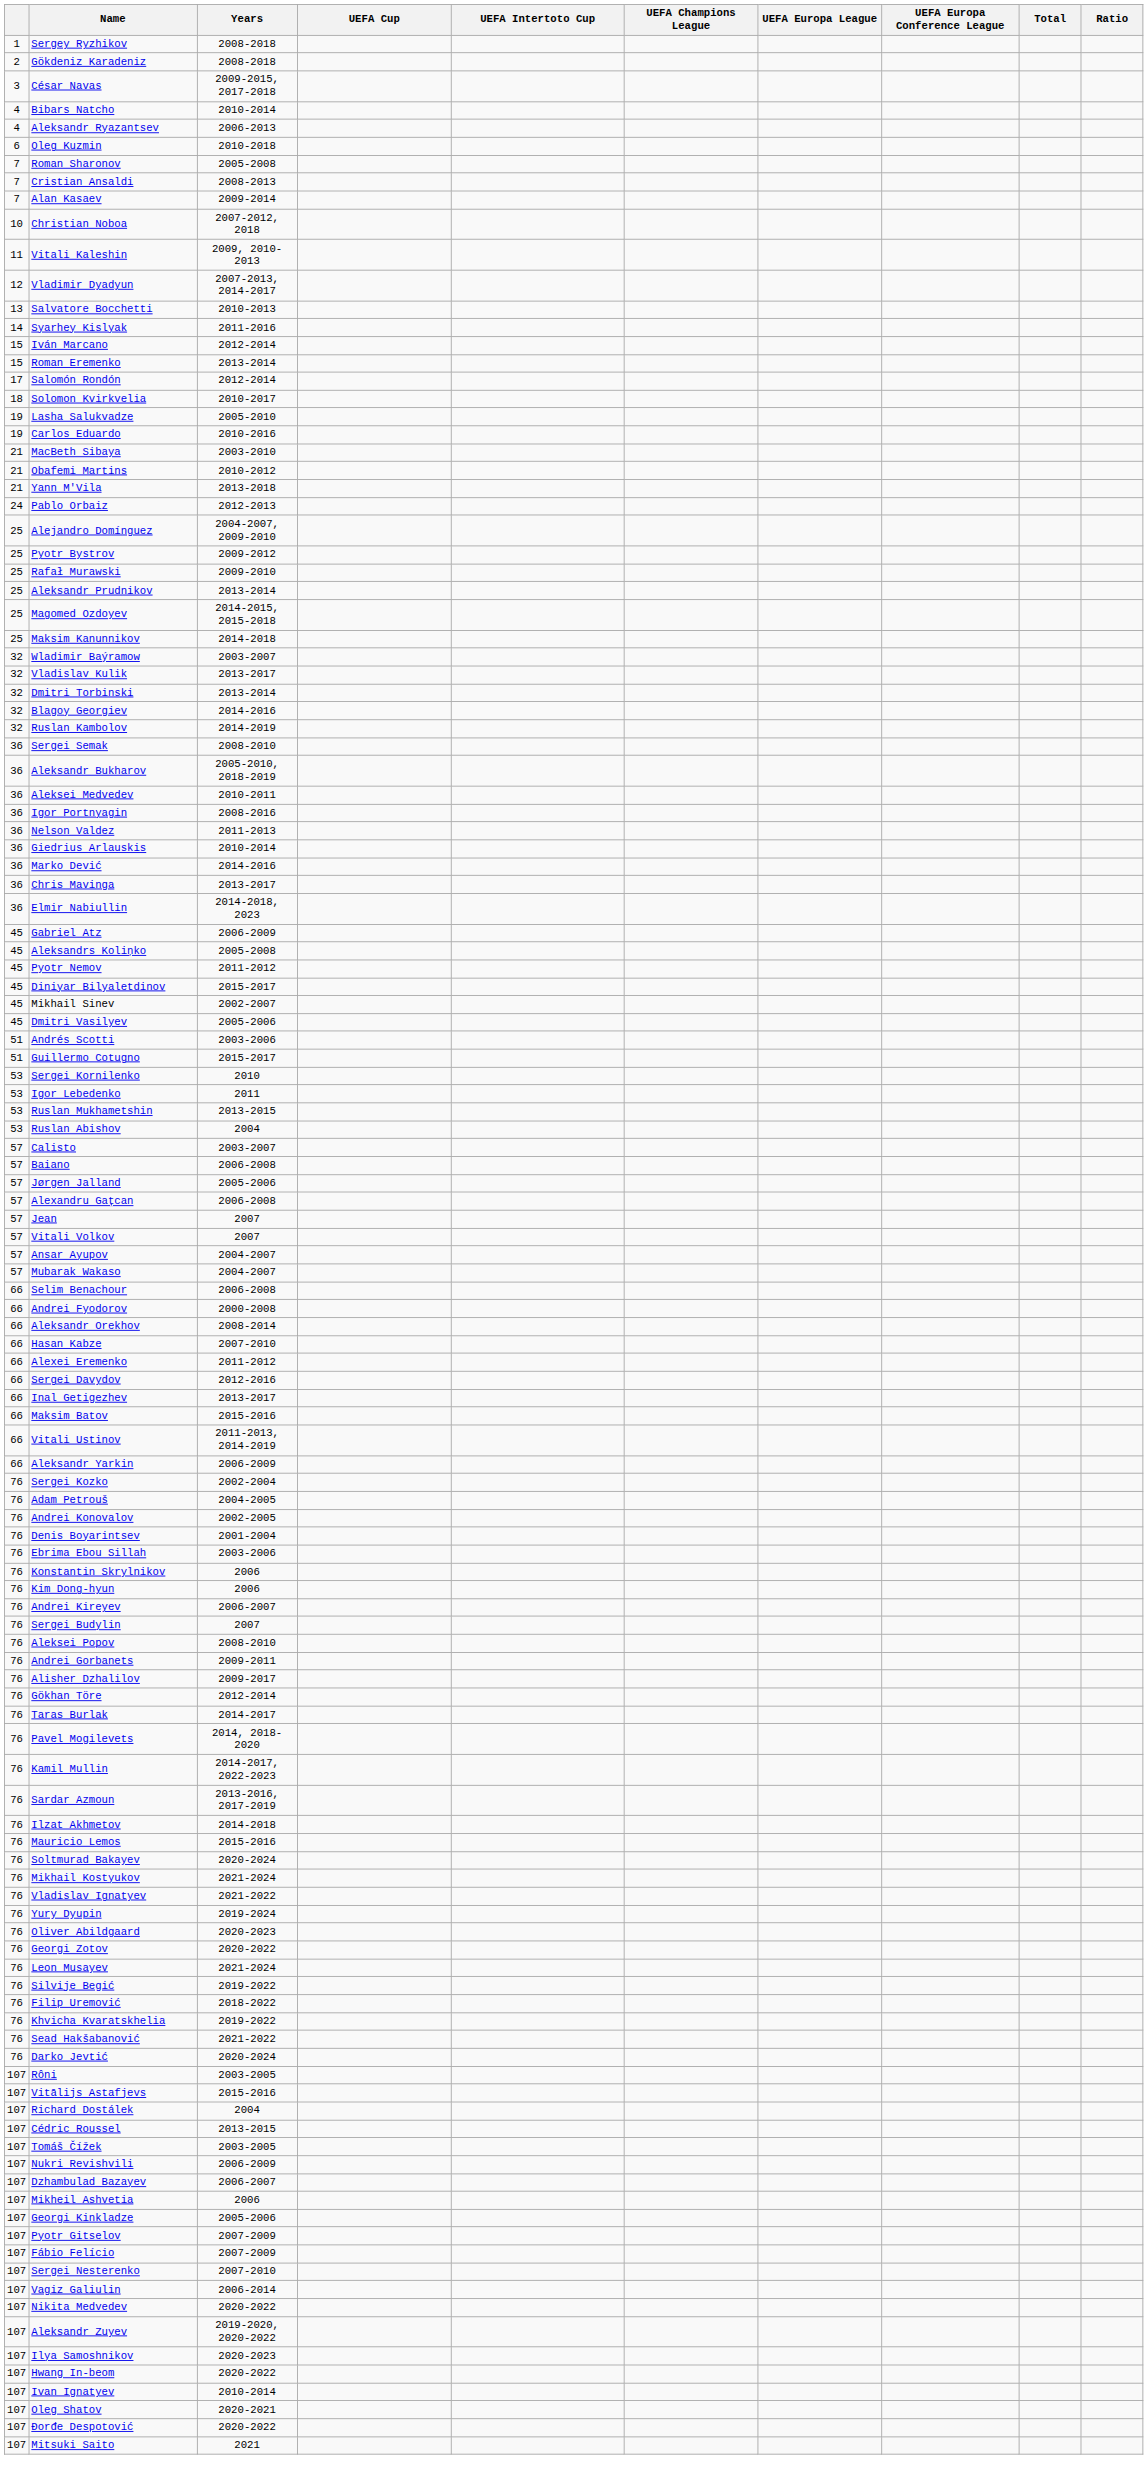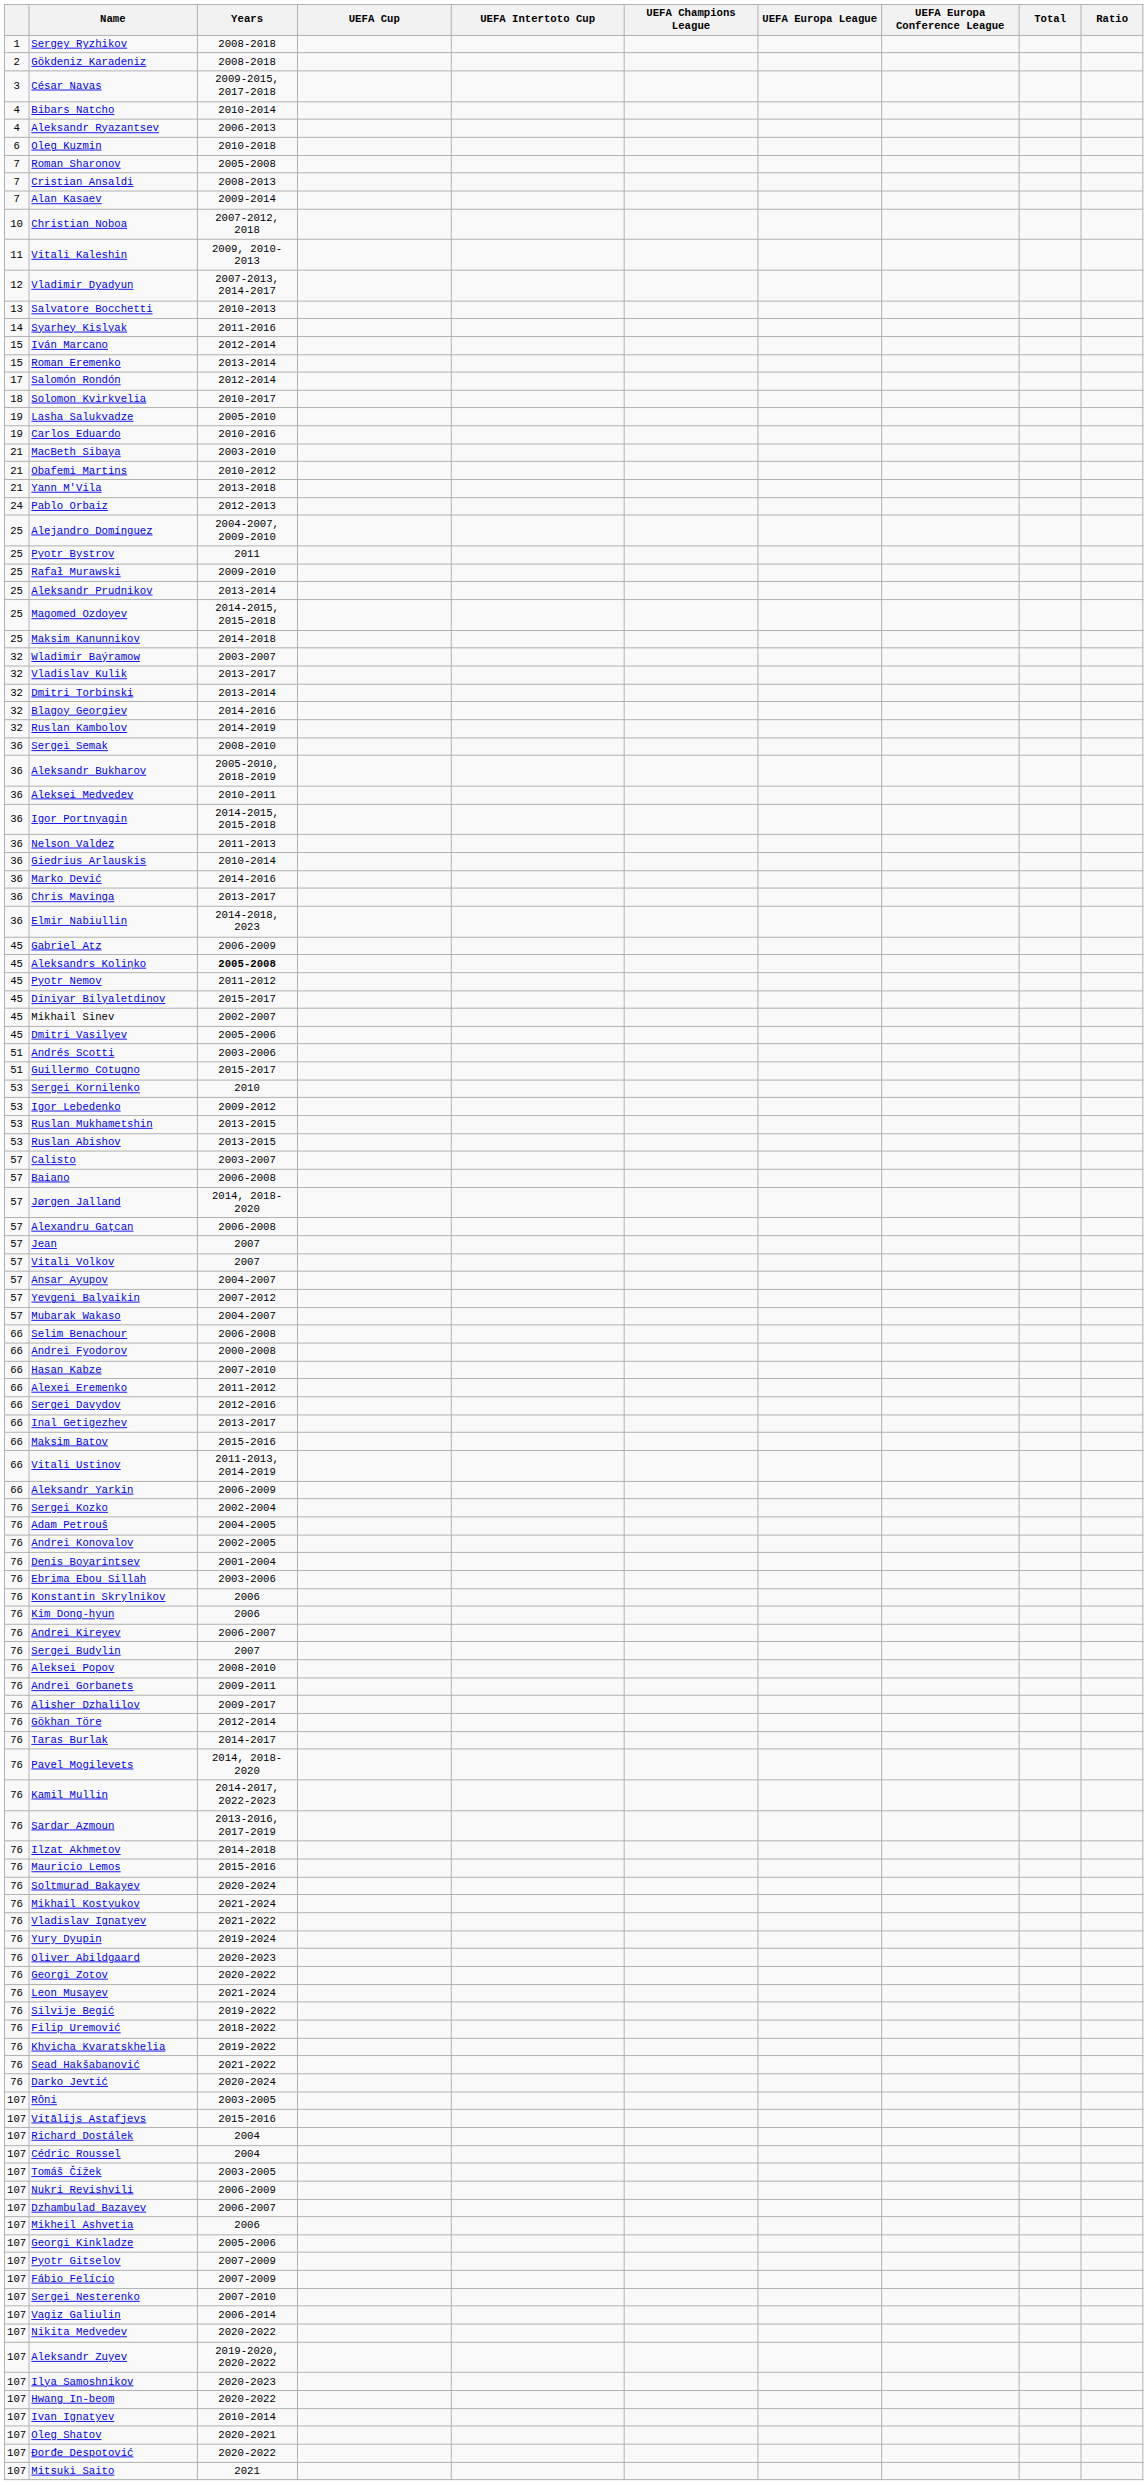(247, 555) 2009-2012 -> (247, 555) 2011
(247, 813) 2008-2016 -> (247, 819) 2014-2015, 2015-2018
(247, 951) normal -> (247, 963) bold
(247, 1094) 2011 -> (247, 1106) 2009-2012
(247, 1129) 2004 -> (247, 1142) 2013-2015
(247, 1183) 2005-2006 -> (247, 1202) 2014, 2018-2020
+ row: (86, 1298)
- row: (86, 1326)
(247, 2128) 2013-2015 -> (247, 2154) 2004
